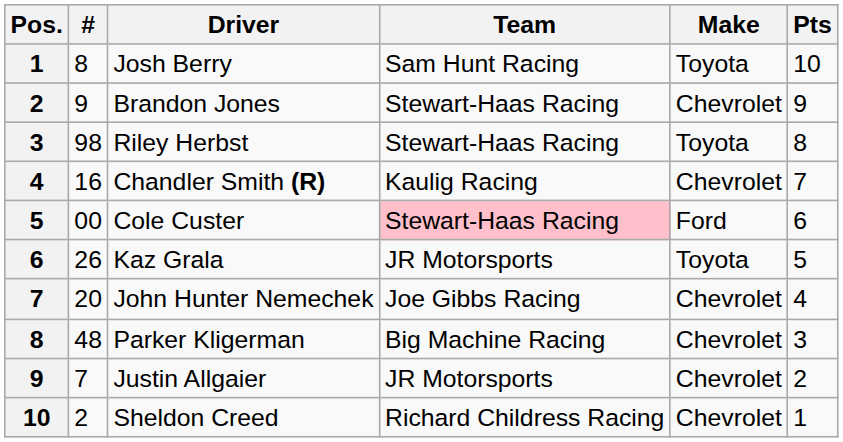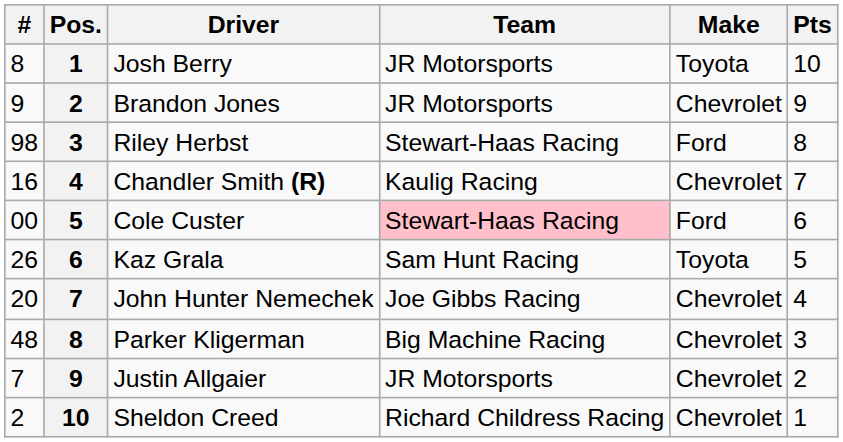columns swapped: (37, 25) <-> (88, 25)
(482, 64) Sam Hunt Racing -> (469, 64) JR Motorsports
(502, 103) Stewart-Haas Racing -> (469, 103) JR Motorsports
(712, 142) Toyota -> (701, 142) Ford
(469, 260) JR Motorsports -> (482, 260) Sam Hunt Racing
